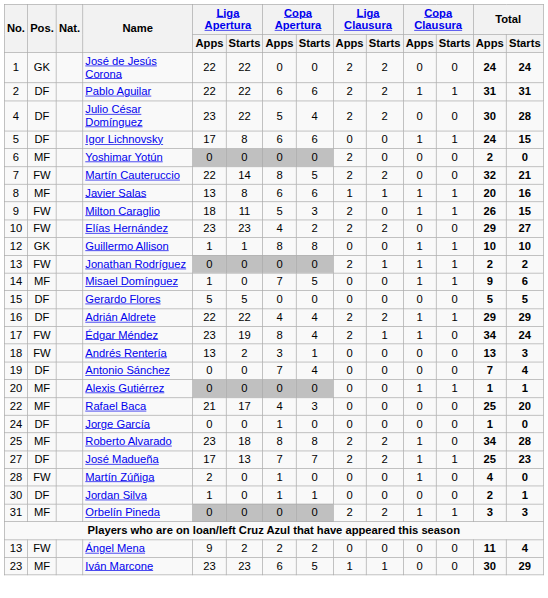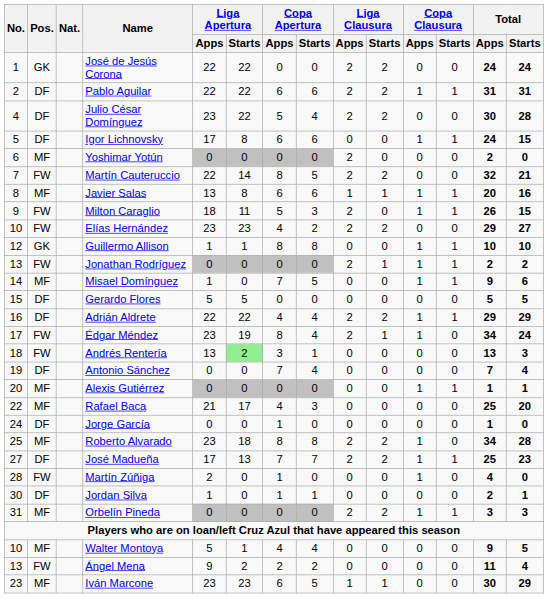(244, 353) no background -> (244, 353) lightgreen background
+ row: (124, 548)
